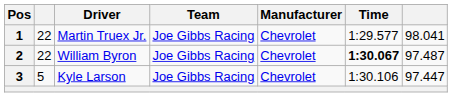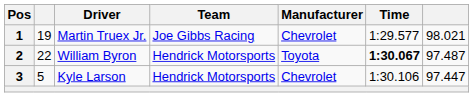(44, 35) 22 -> (44, 35) 19
(425, 35) 98.041 -> (446, 35) 98.021
(203, 56) Joe Gibbs Racing -> (214, 56) Hendrick Motorsports
(288, 56) Chevrolet -> (300, 56) Toyota
(203, 76) Joe Gibbs Racing -> (214, 76) Hendrick Motorsports
